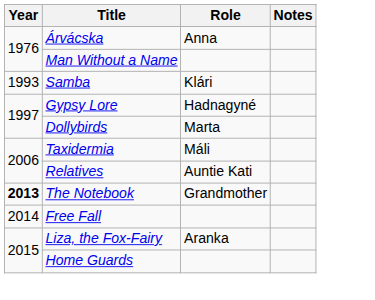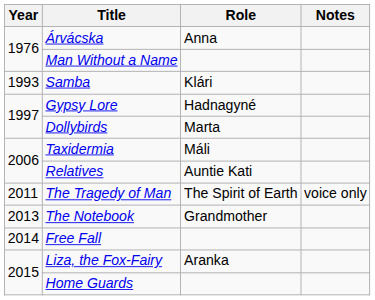+ row: (108, 194)
(23, 194) bold -> (23, 216) normal
